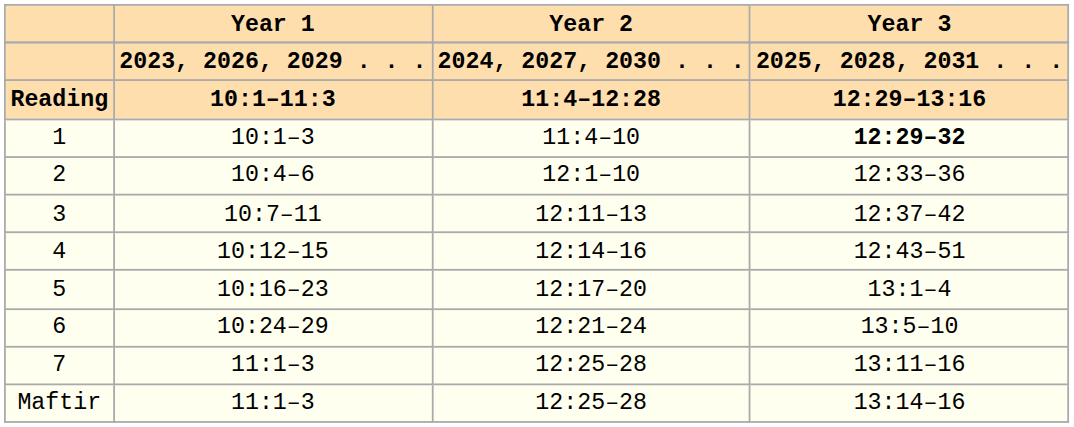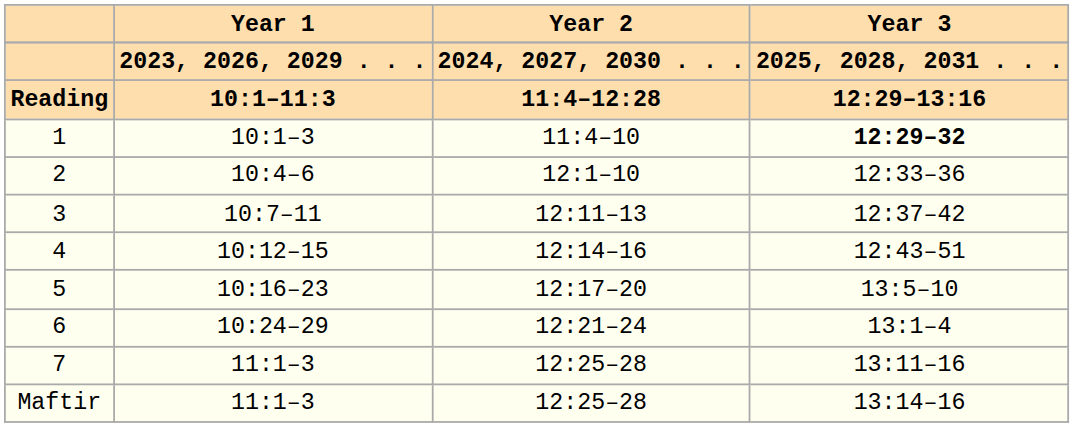(909, 289) 13:1–4 -> (910, 289) 13:5–10
(910, 327) 13:5–10 -> (909, 327) 13:1–4
